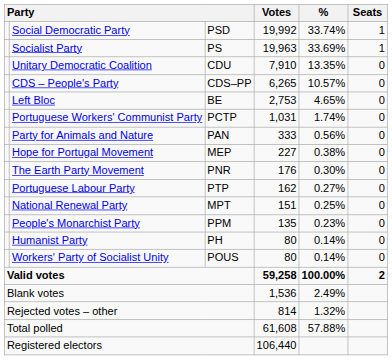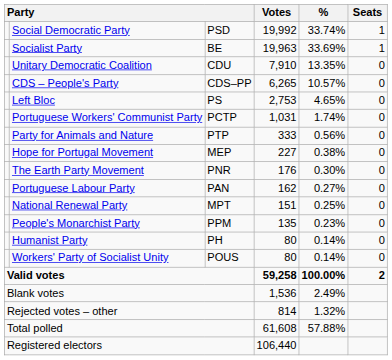(215, 48) PS -> (215, 48) BE
(215, 100) BE -> (215, 100) PS
(218, 135) PAN -> (218, 135) PTP
(218, 188) PTP -> (218, 188) PAN
